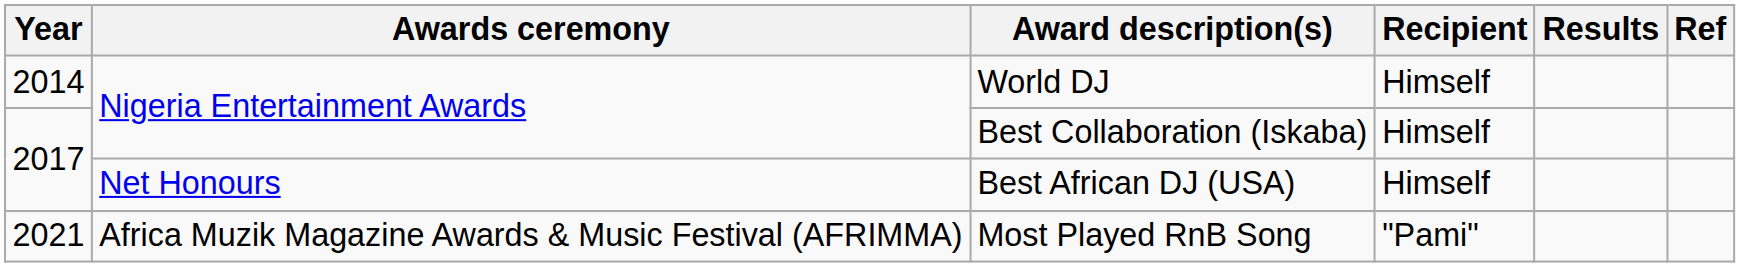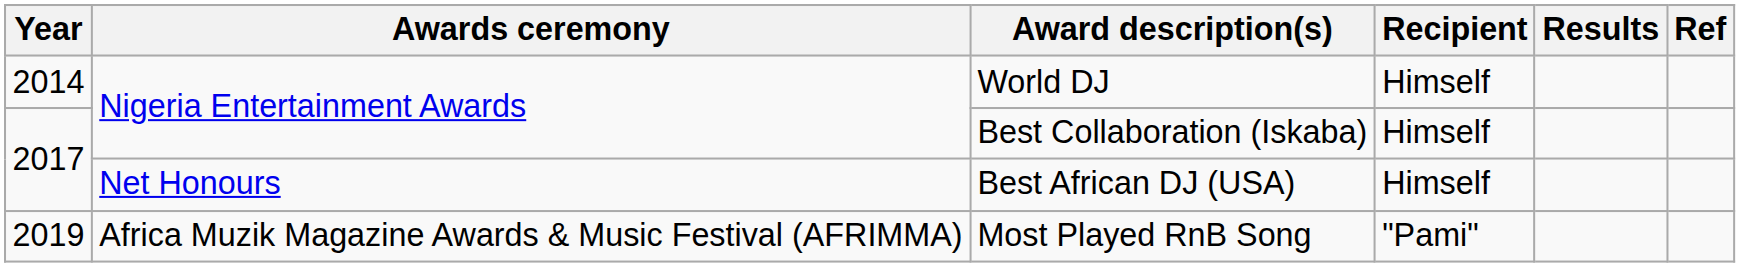(48, 235) 2021 -> (48, 235) 2019
